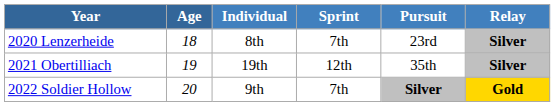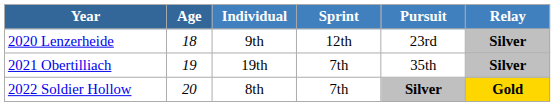(254, 41) 8th -> (254, 41) 9th
(339, 41) 7th -> (339, 41) 12th
(339, 65) 12th -> (339, 65) 7th
(254, 89) 9th -> (254, 89) 8th
